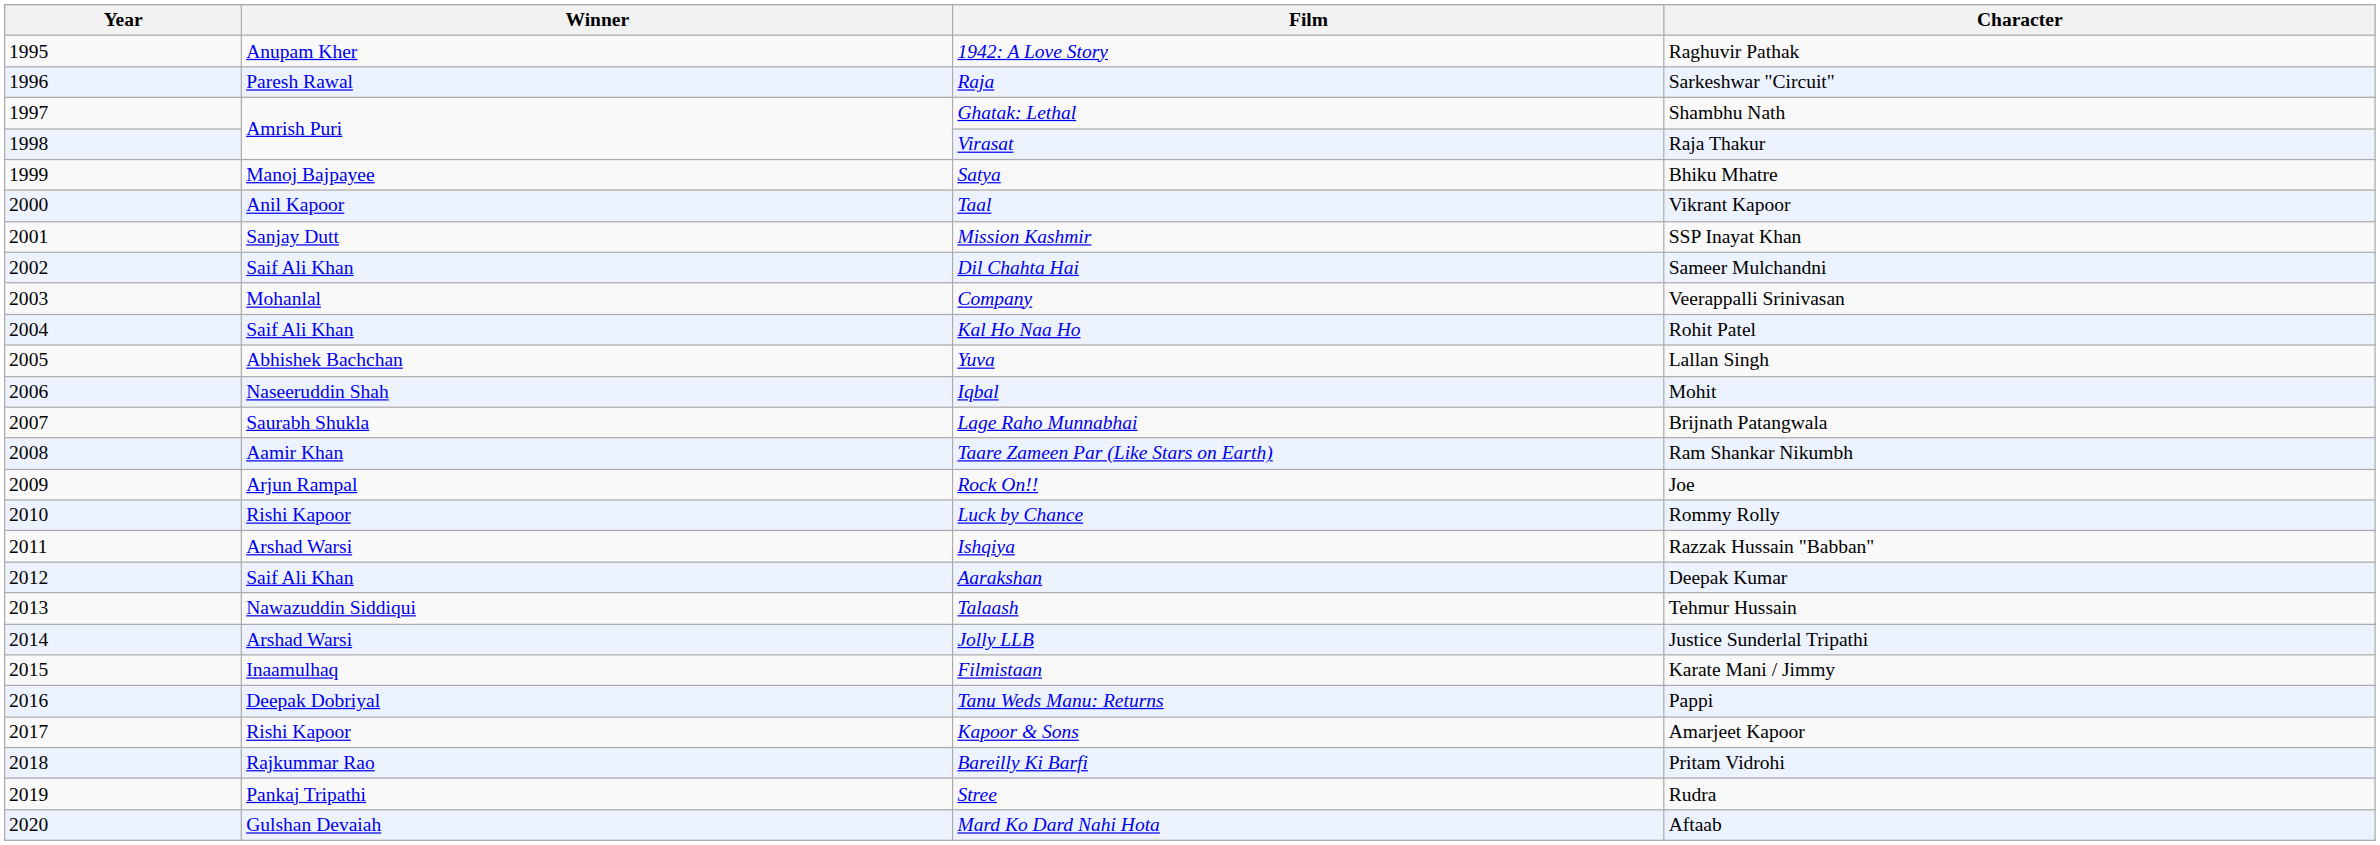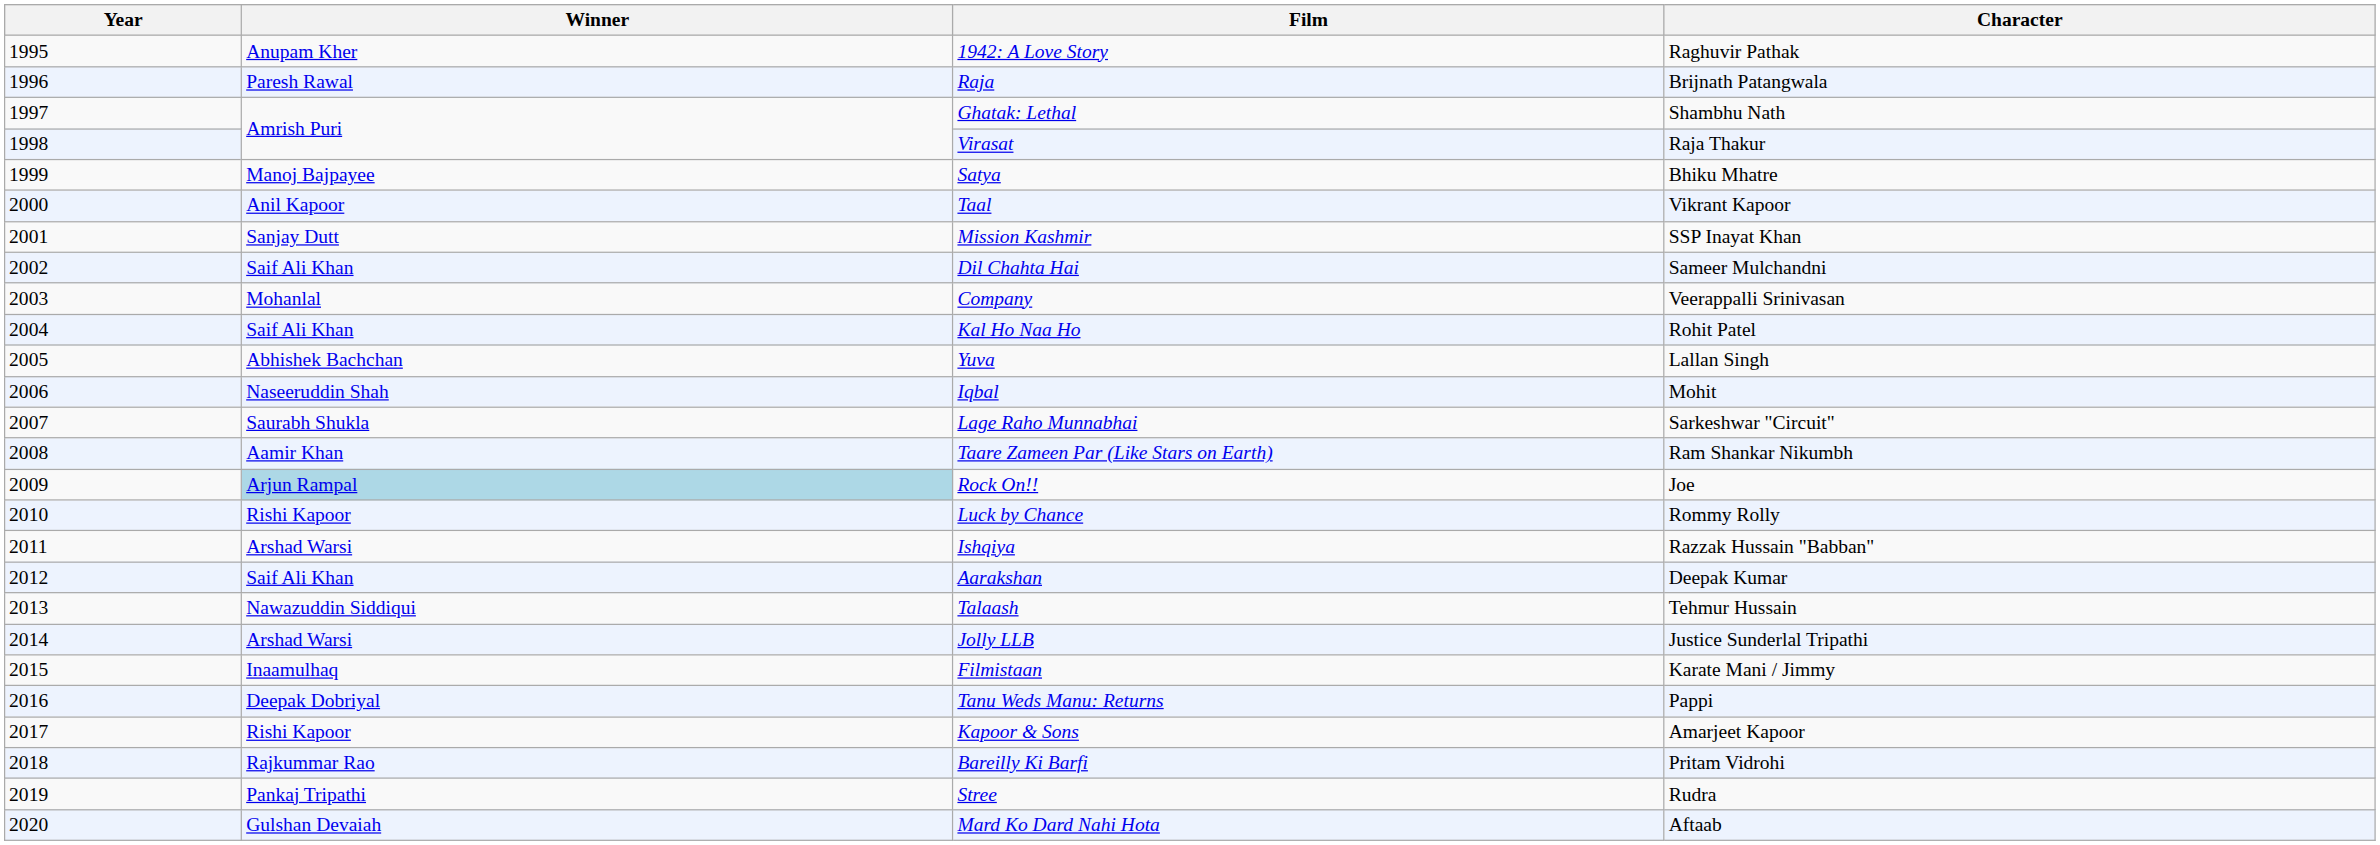(1752, 81) Sarkeshwar "Circuit" -> (1748, 81) Brijnath Patangwala
(1748, 422) Brijnath Patangwala -> (1752, 422) Sarkeshwar "Circuit"
(302, 484) no background -> (302, 484) lightblue background
